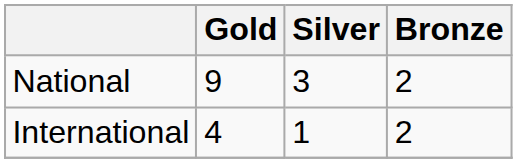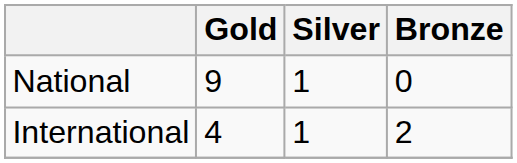(301, 81) 3 -> (301, 81) 1
(404, 81) 2 -> (404, 81) 0
